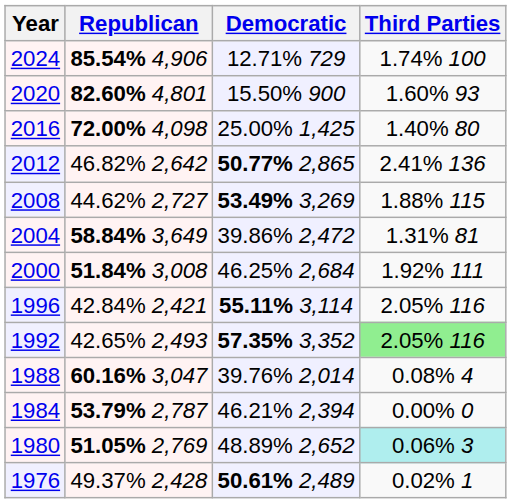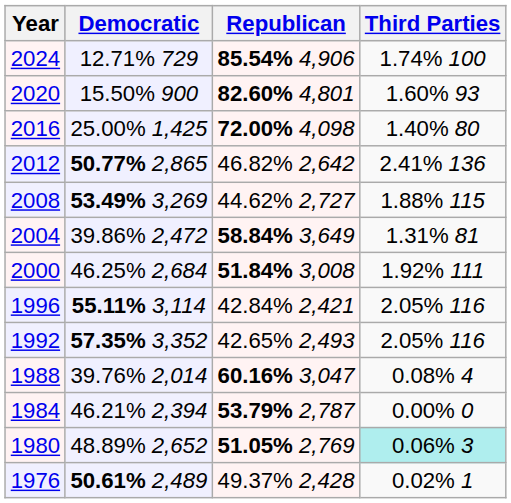columns swapped: (139, 23) <-> (286, 23)
(433, 340) lightgreen background -> (433, 340) no background
